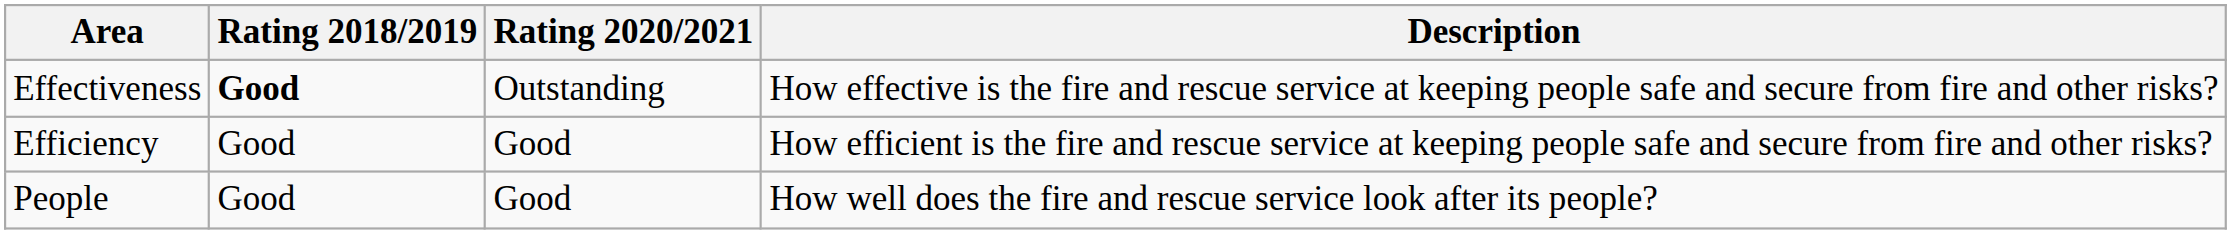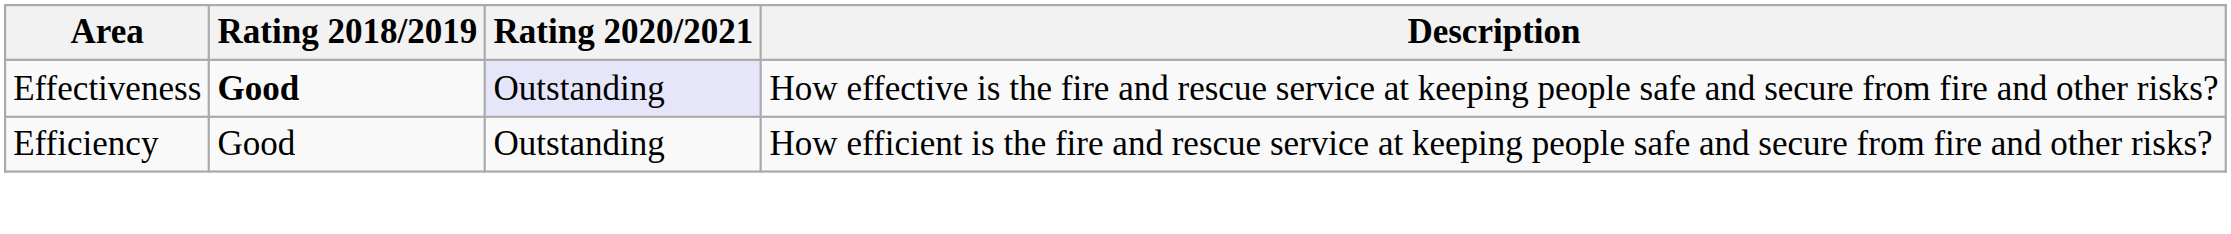(579, 87) no background -> (579, 87) lavender background
(532, 143) Good -> (579, 143) Outstanding
- row: (61, 198)
